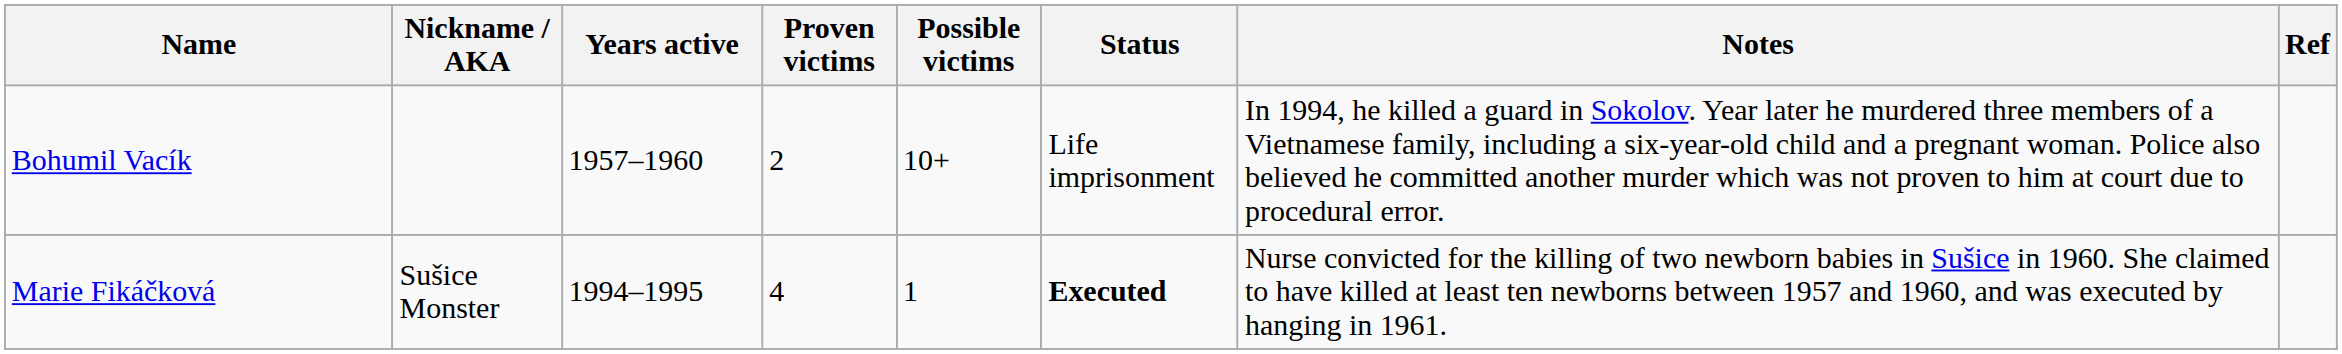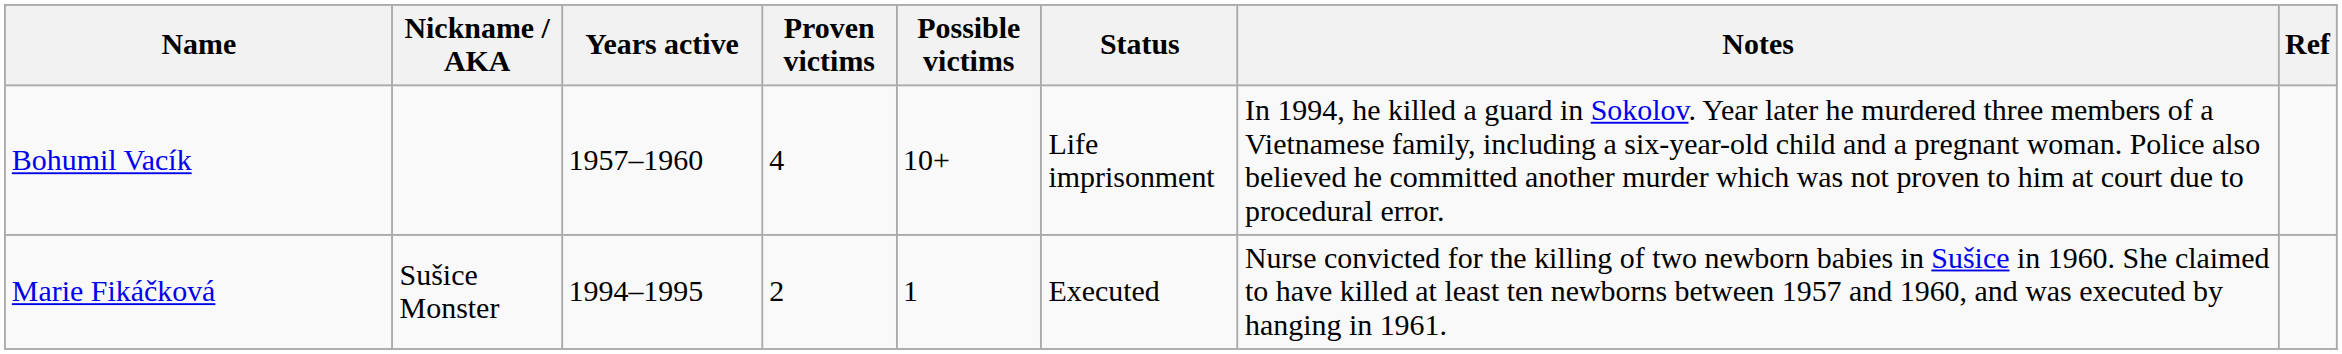(777, 159) 2 -> (777, 159) 4
(777, 291) 4 -> (777, 291) 2
(1107, 291) bold -> (1104, 291) normal
